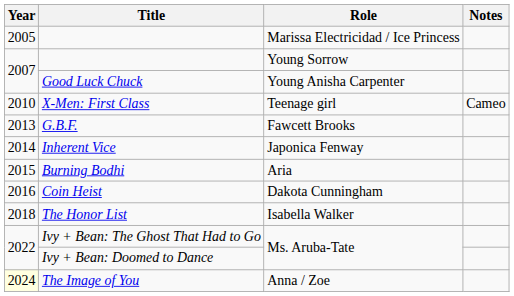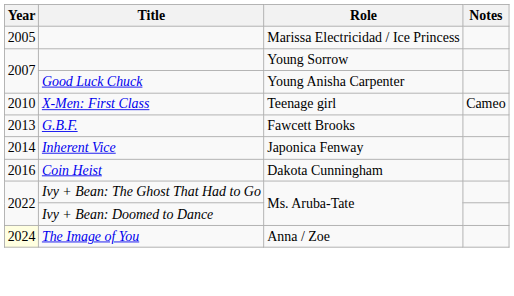- row: (83, 170)
- row: (84, 214)
